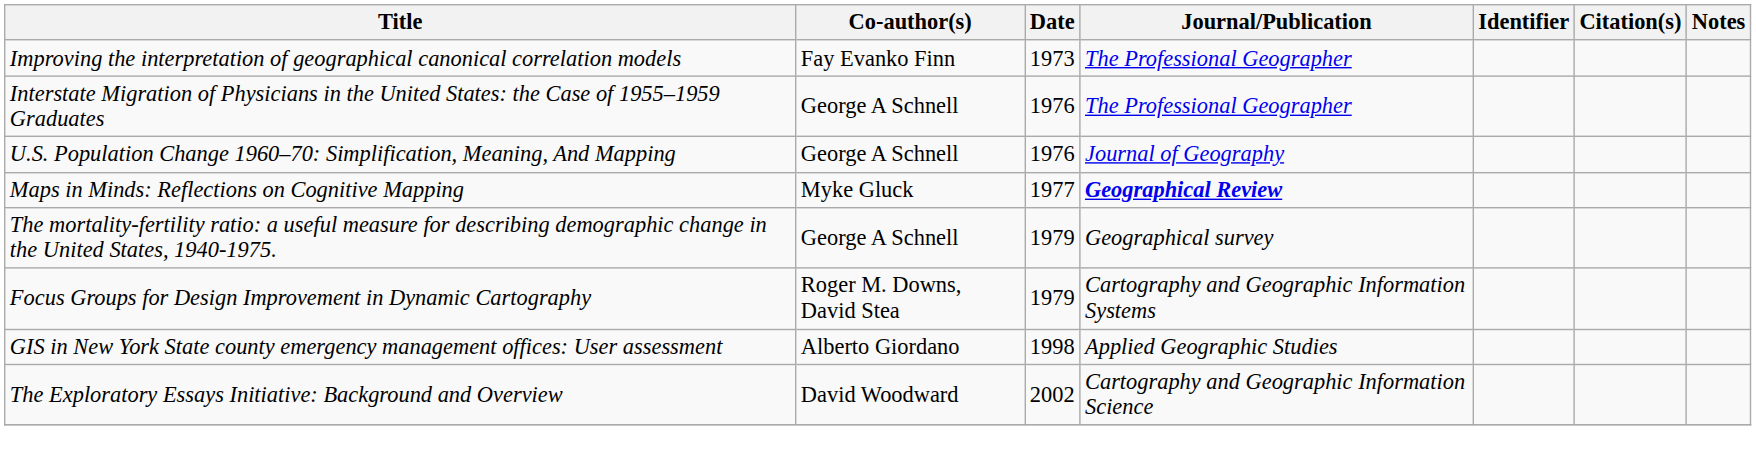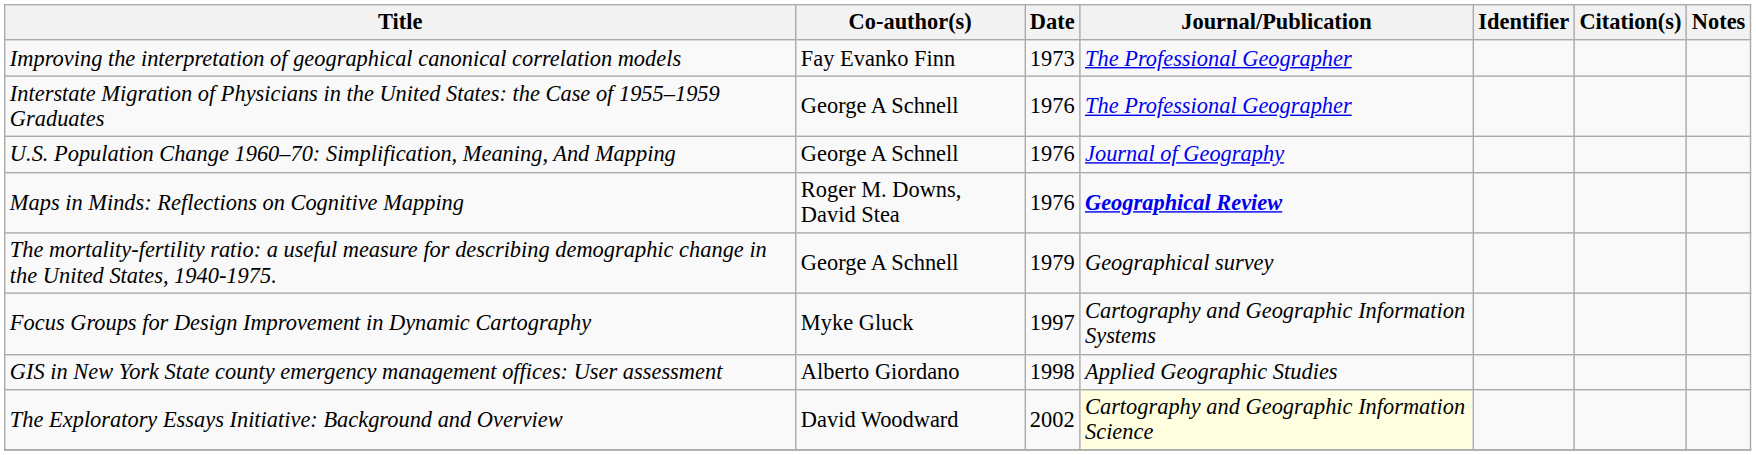(857, 189) Myke Gluck -> (881, 202) Roger M. Downs, David Stea
(1052, 189) 1977 -> (1052, 202) 1976
(881, 298) Roger M. Downs, David Stea -> (857, 323) Myke Gluck
(1052, 298) 1979 -> (1052, 323) 1997
(1275, 394) no background -> (1275, 419) lightyellow background
